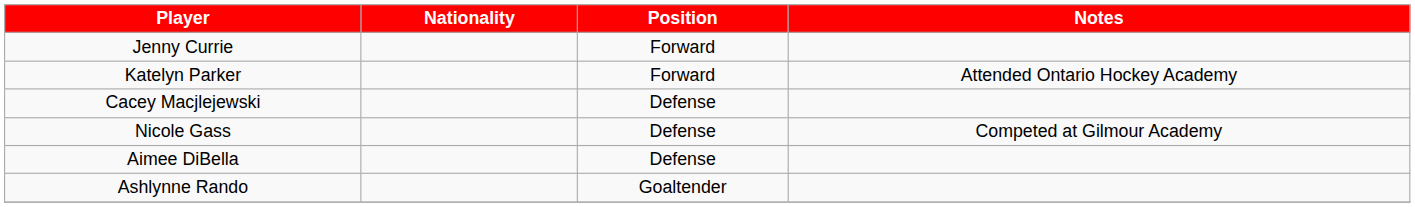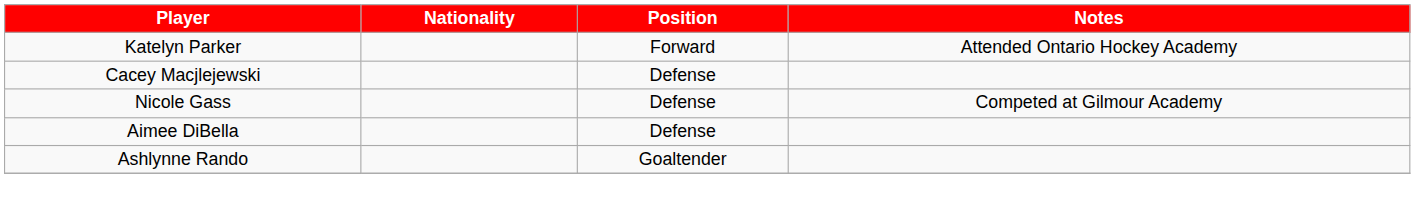- row: (183, 46)
